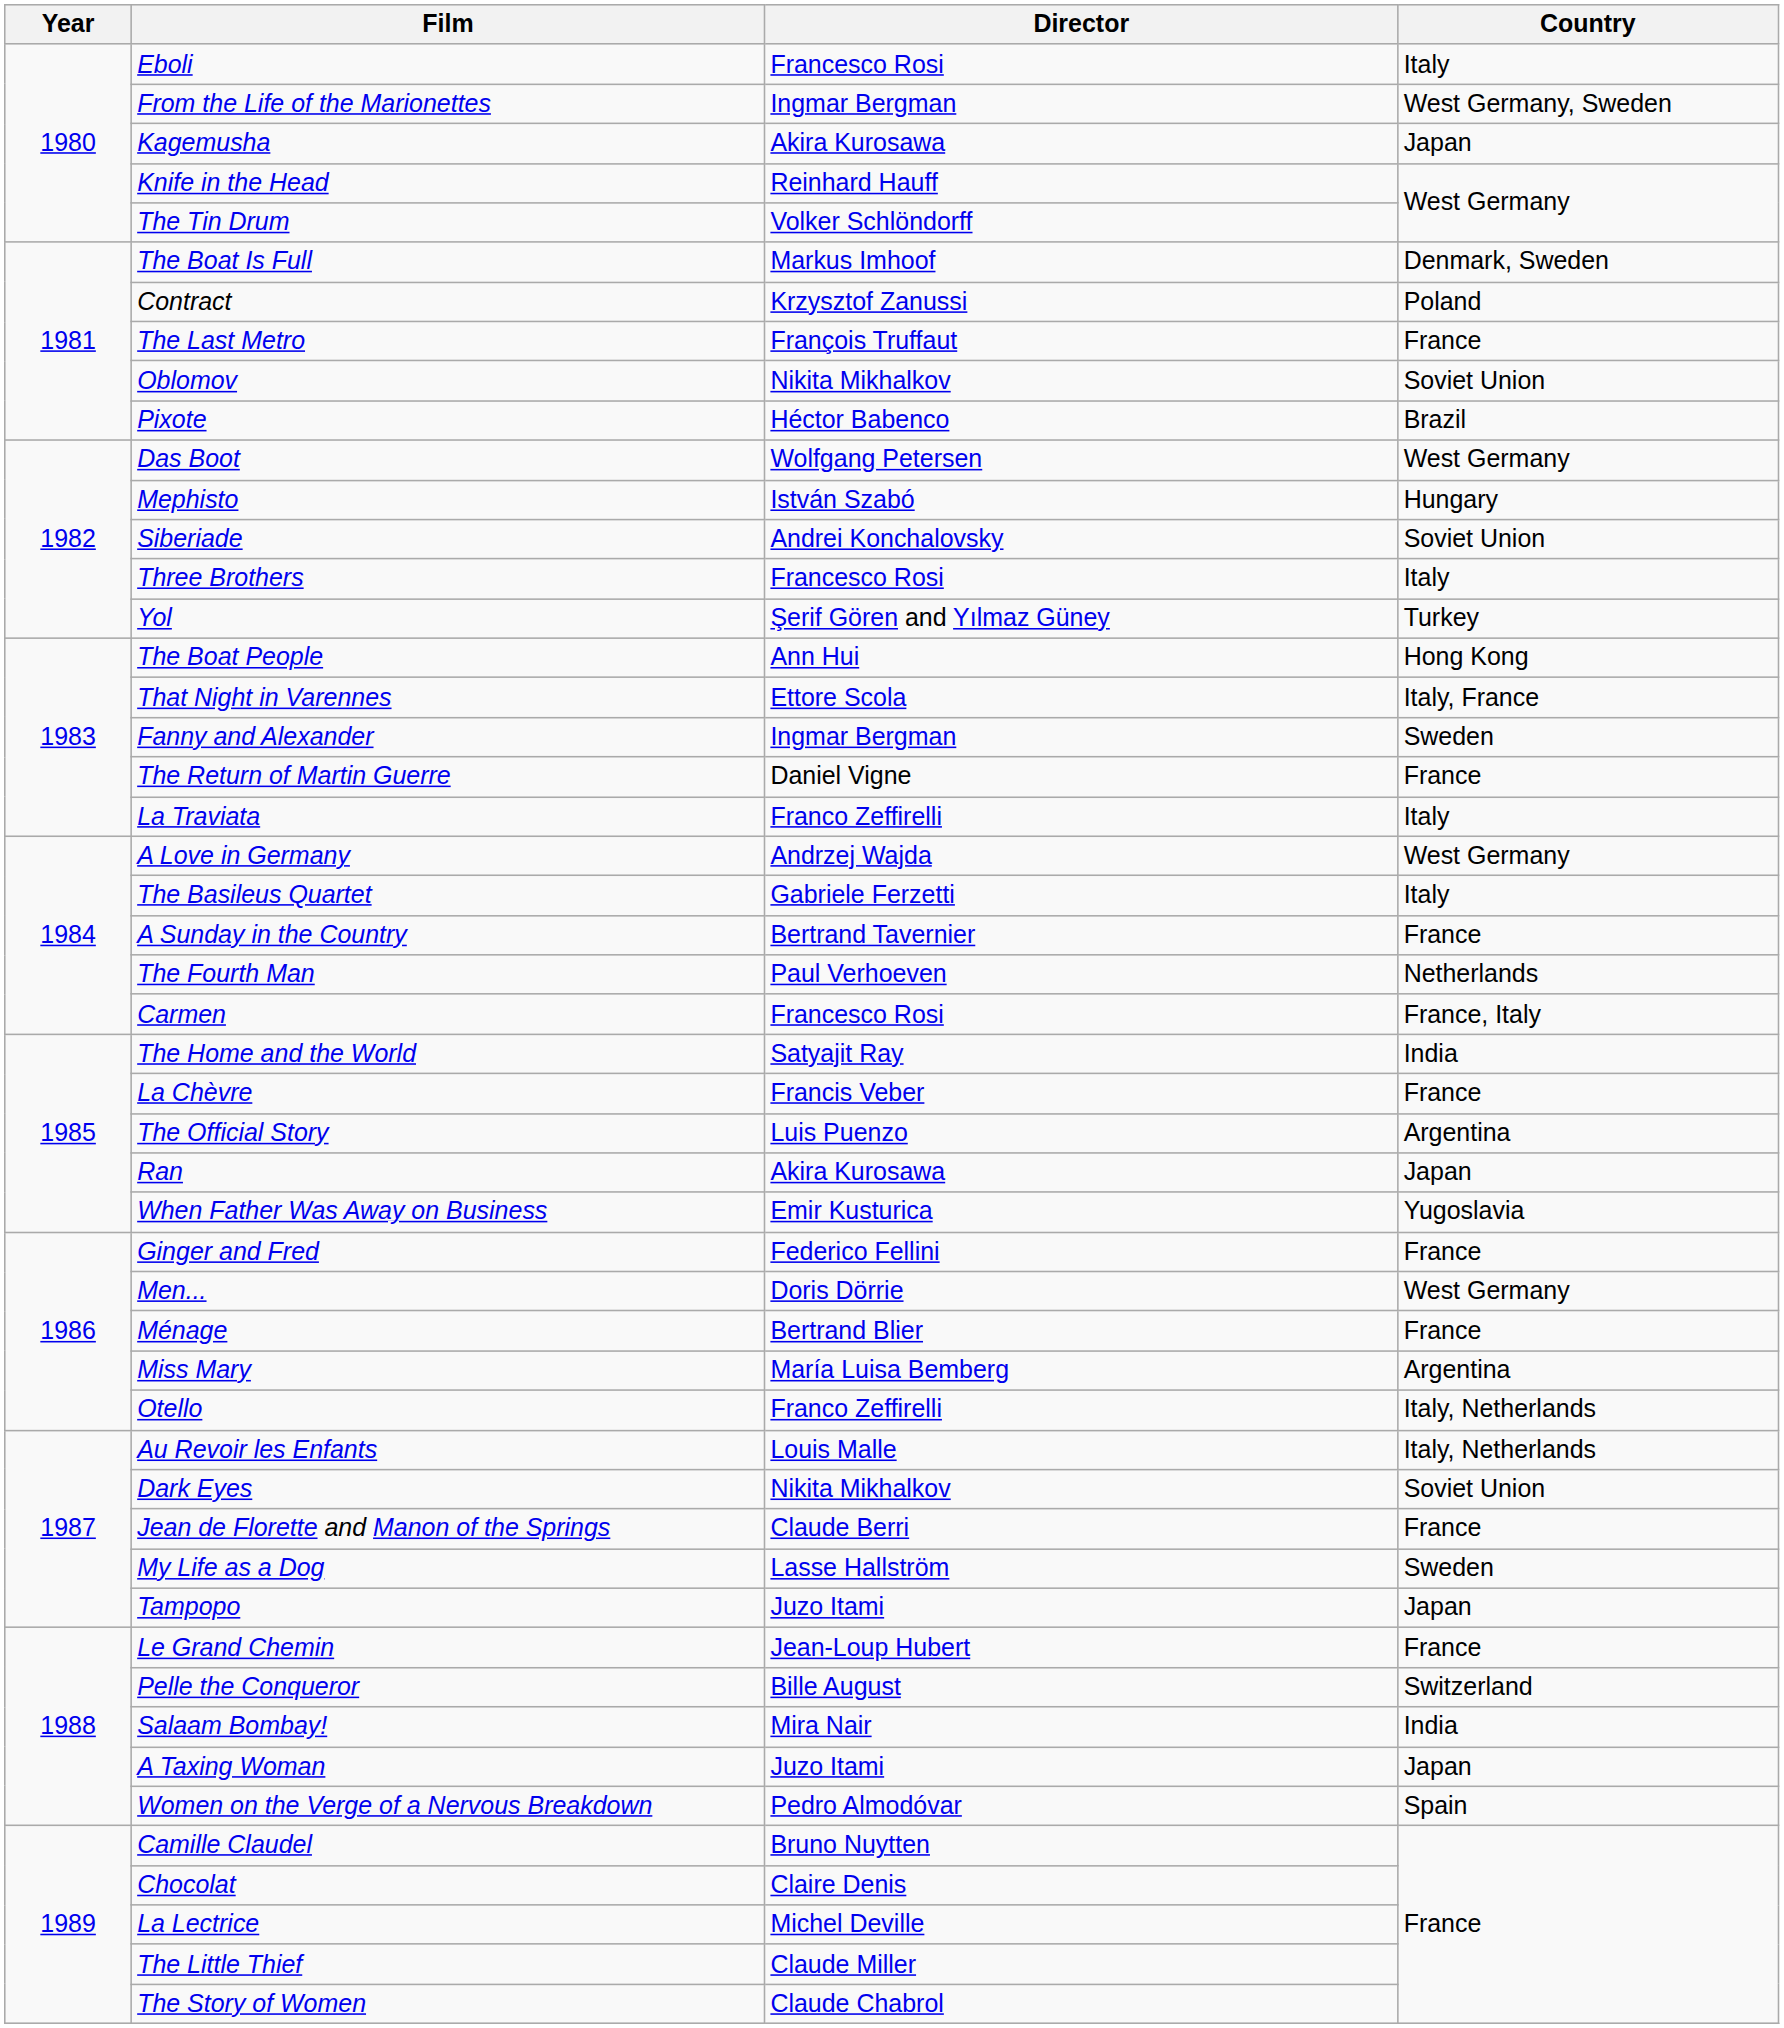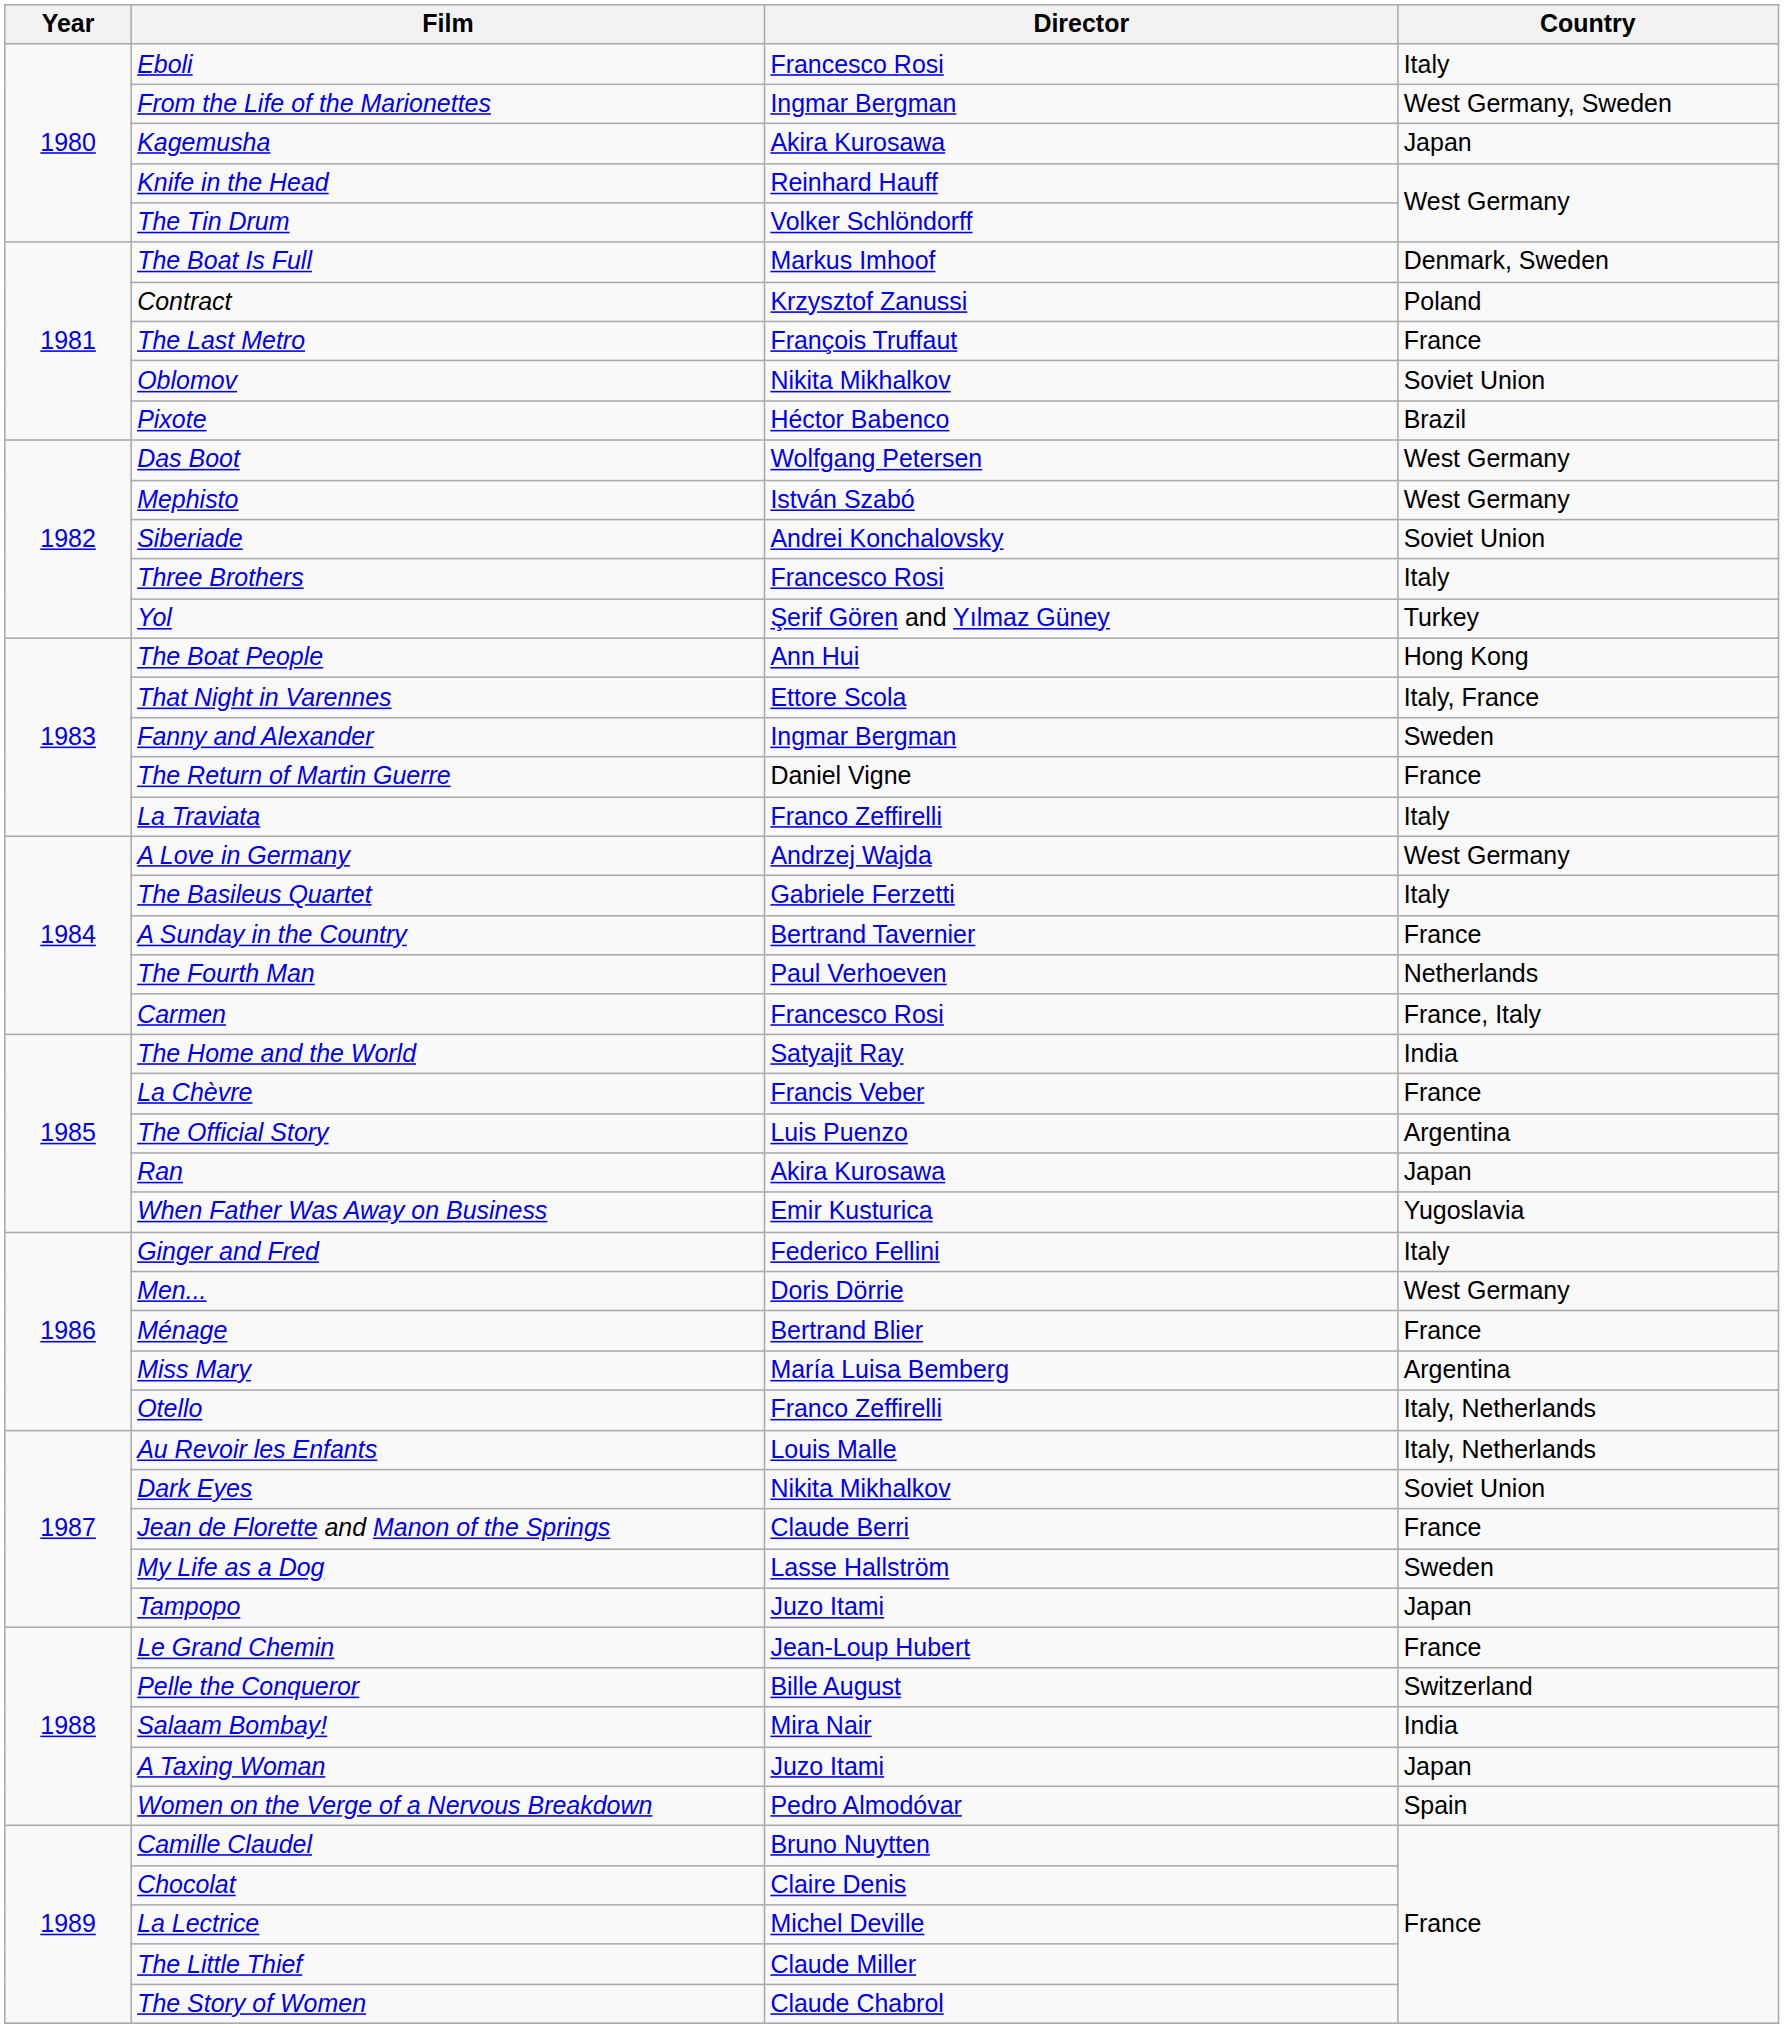(1451, 499) Hungary -> (1487, 499) West Germany
(1442, 1251) France -> (1427, 1251) Italy
